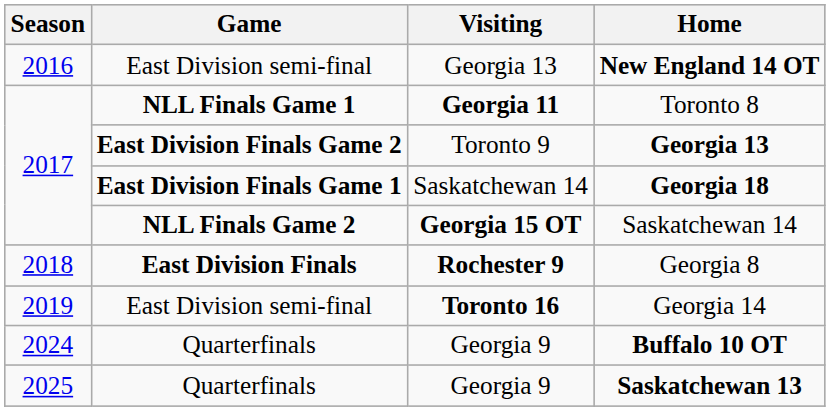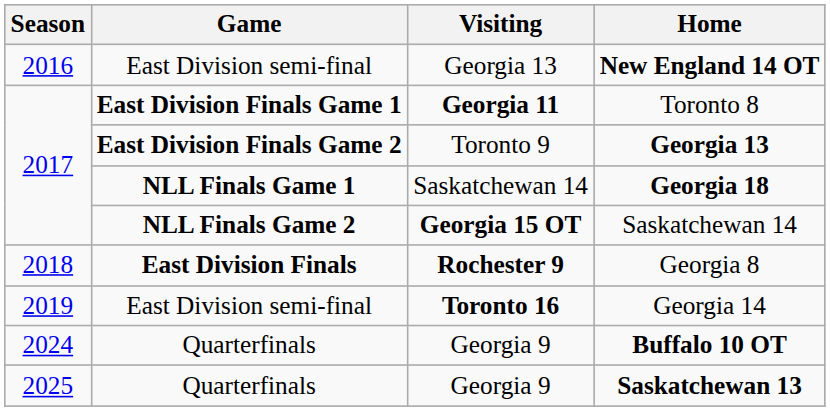(249, 104) NLL Finals Game 1 -> (249, 104) East Division Finals Game 1
(249, 184) East Division Finals Game 1 -> (249, 184) NLL Finals Game 1
